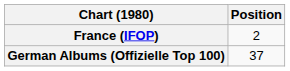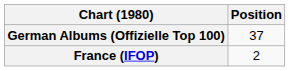rows swapped: (116, 35) <-> (116, 55)
